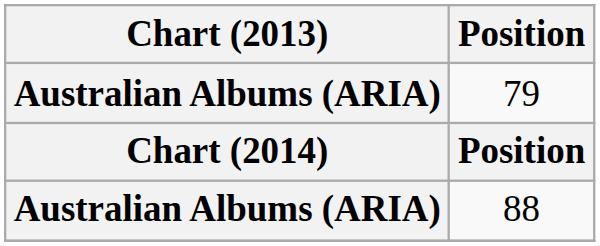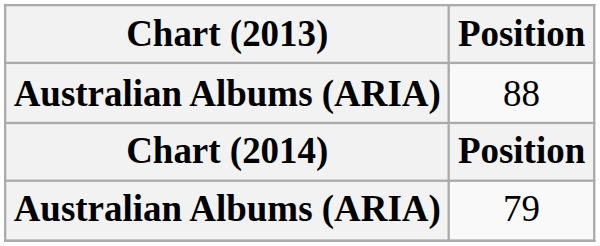rows swapped: (522, 209) <-> (522, 92)
